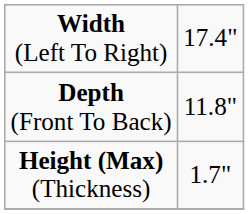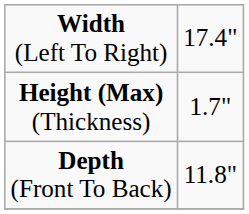rows swapped: (91, 106) <-> (91, 174)
